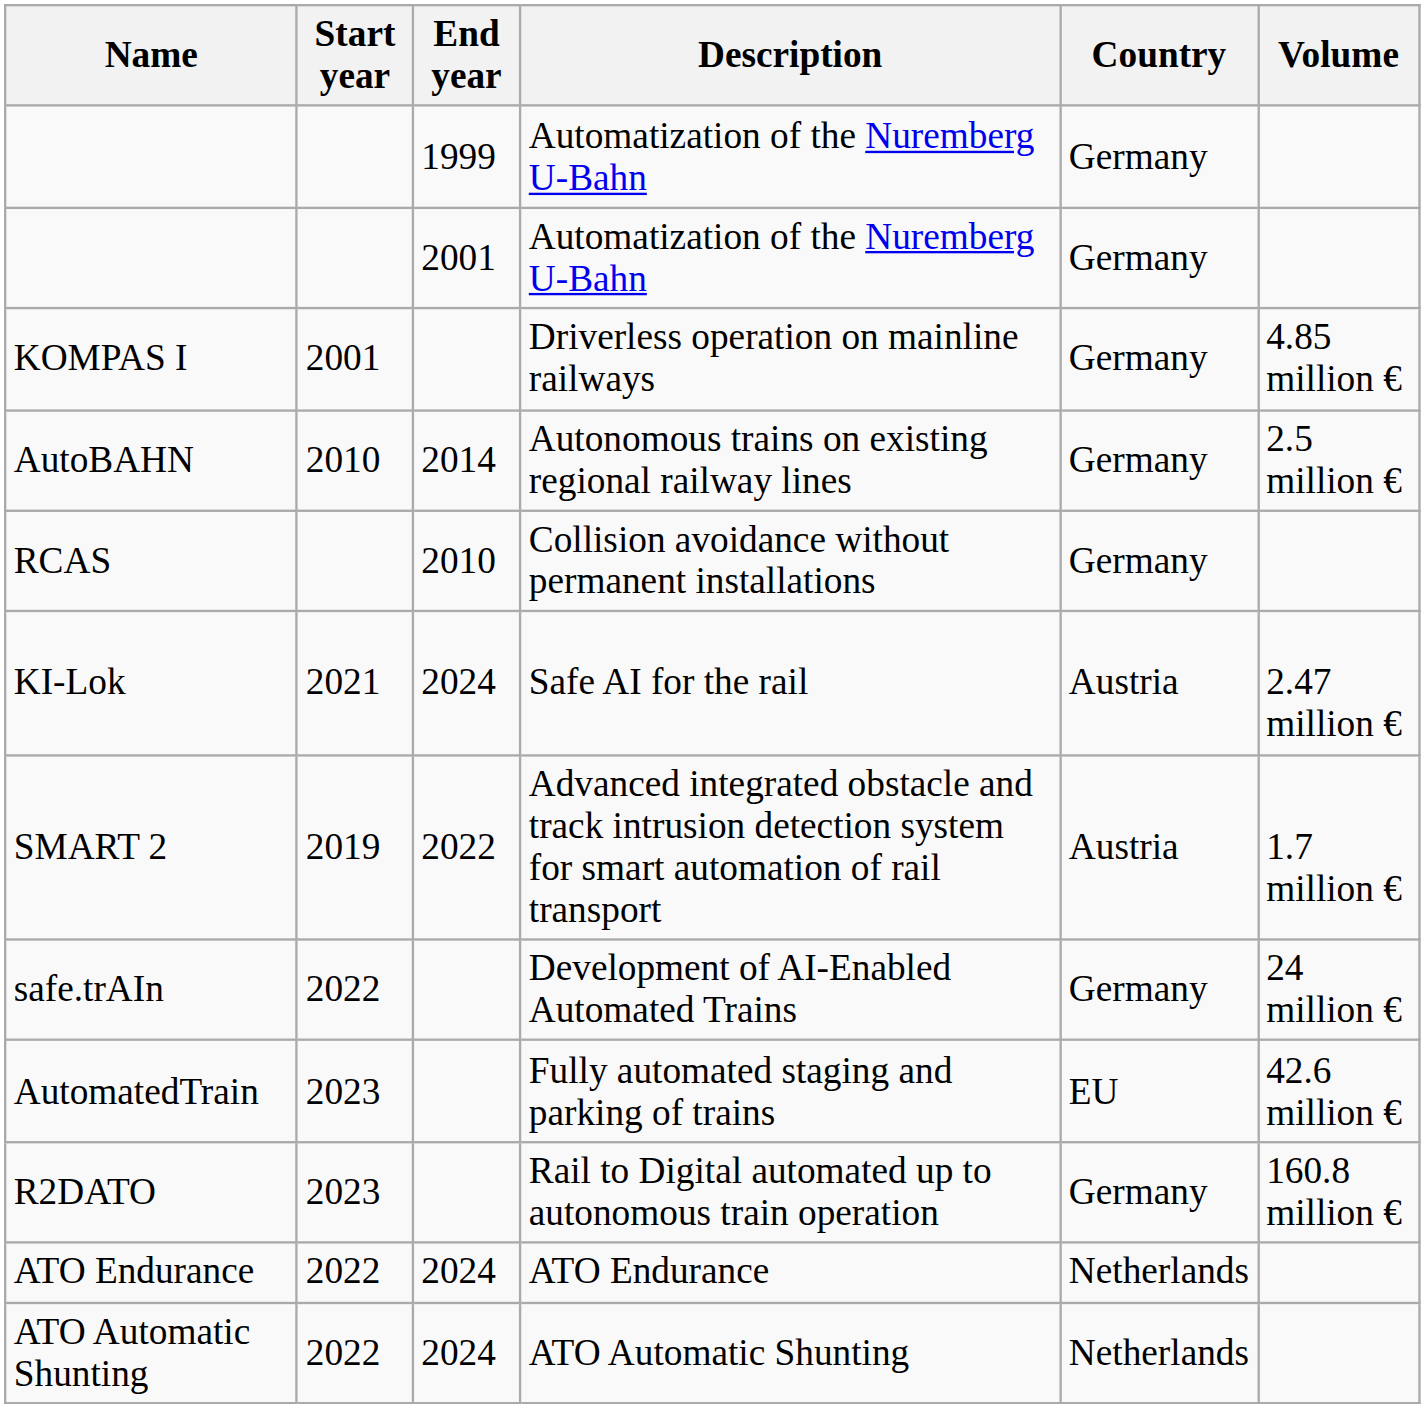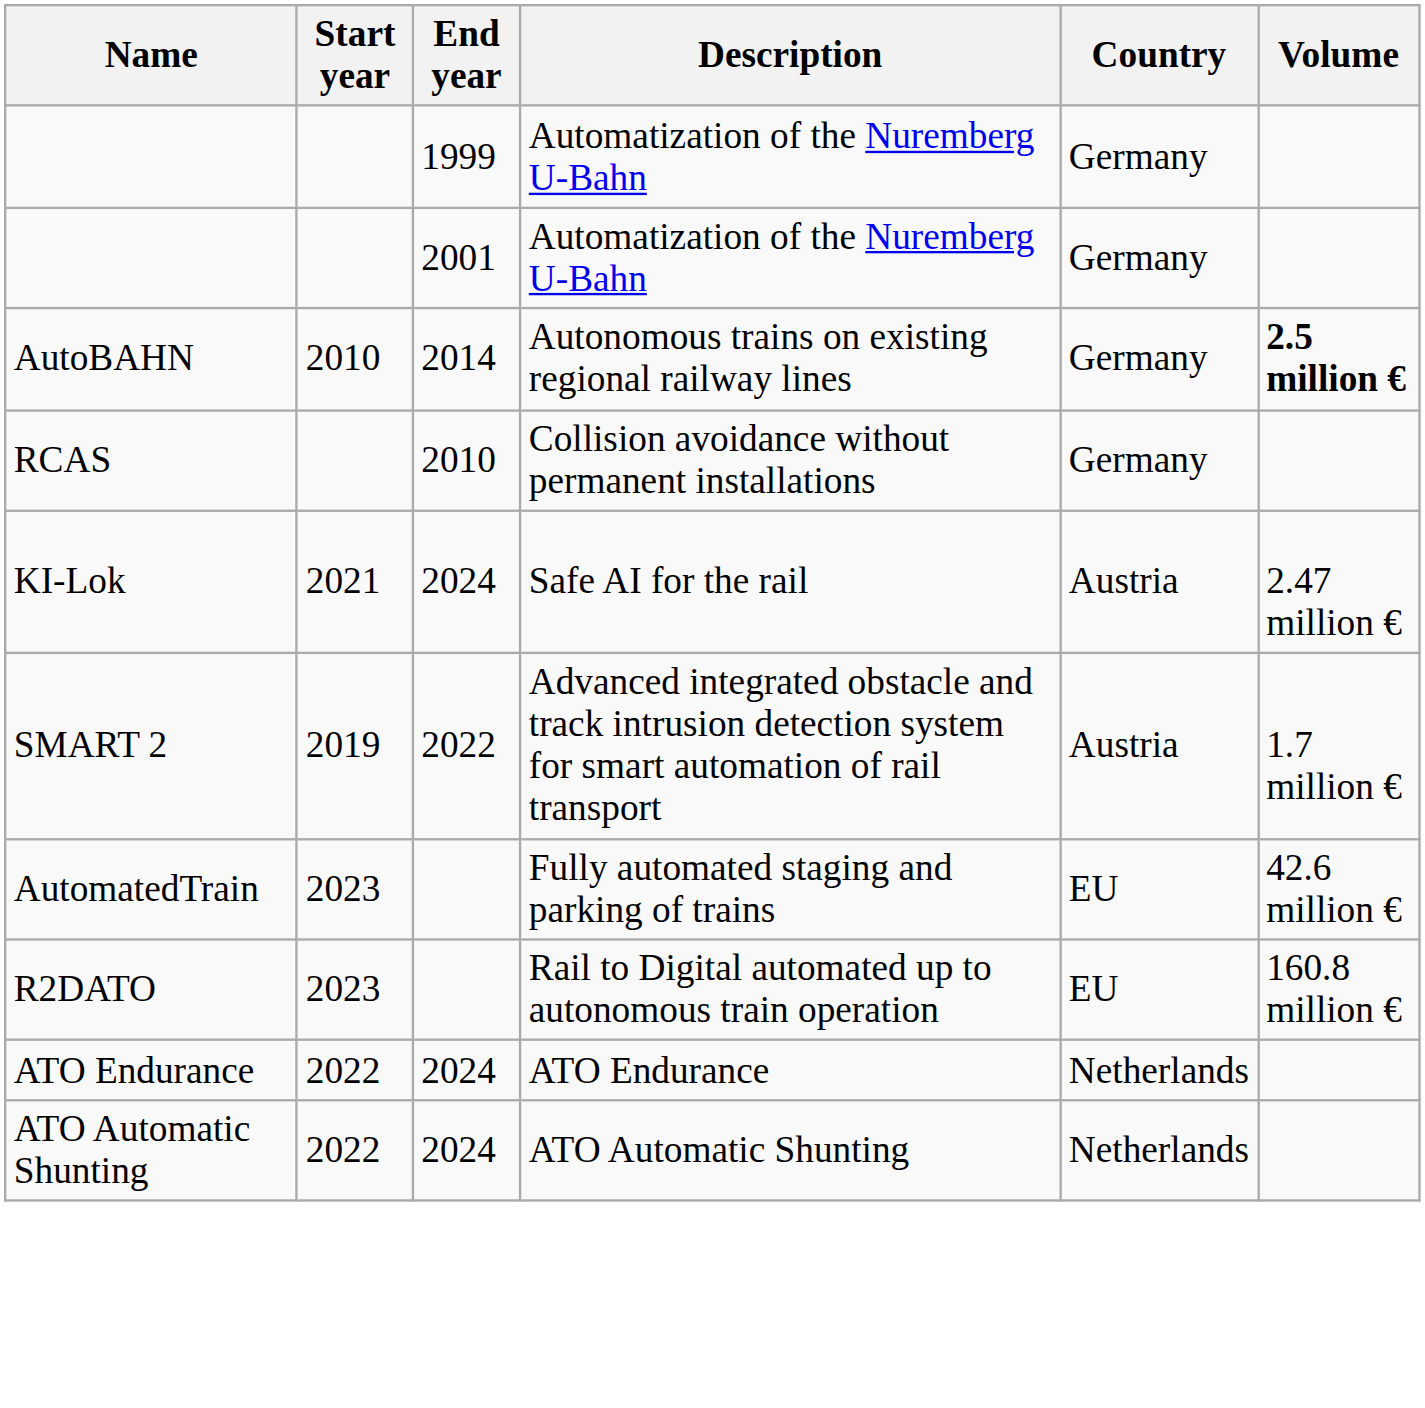- row: (101, 358)
(1334, 459) normal -> (1336, 358) bold
- row: (89, 989)
(1138, 1191) Germany -> (1094, 989) EU
